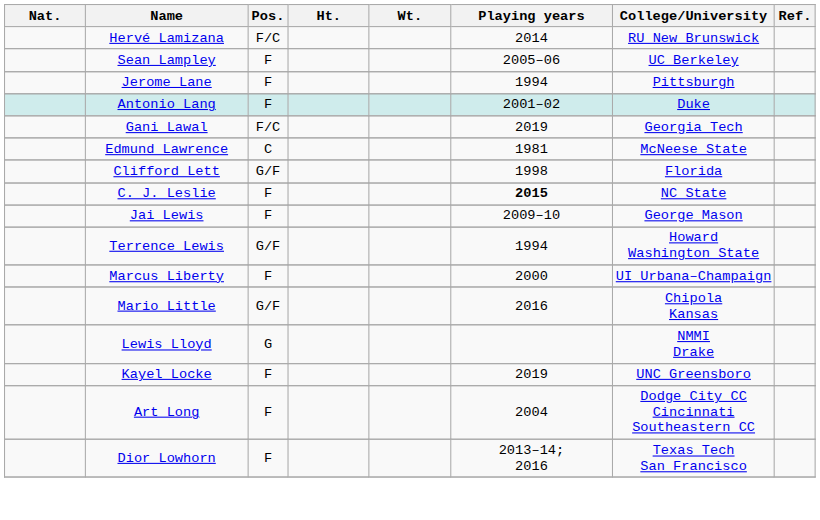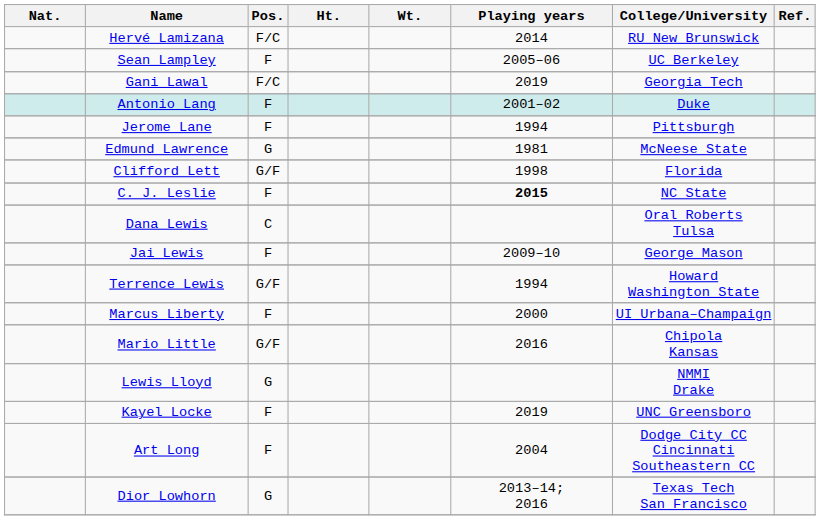rows swapped: (167, 82) <-> (167, 127)
(268, 149) C -> (268, 149) G
+ row: (167, 224)
(268, 458) F -> (268, 496) G
